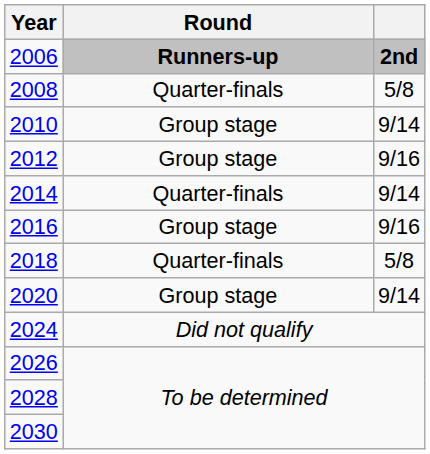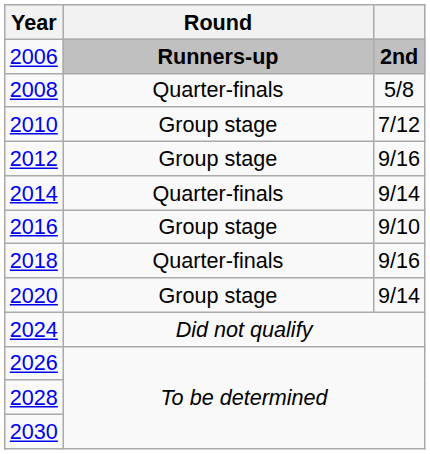(399, 125) 9/14 -> (399, 125) 7/12
(399, 227) 9/16 -> (399, 227) 9/10
(399, 261) 5/8 -> (399, 261) 9/16
